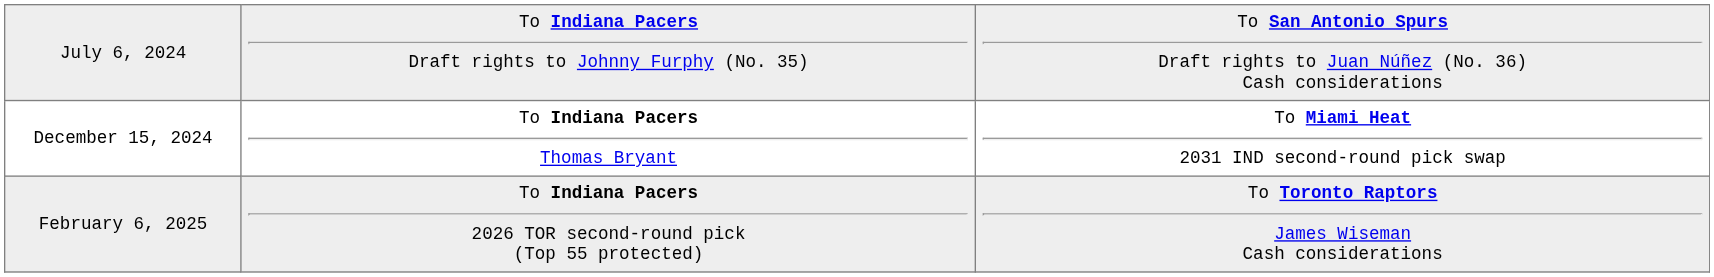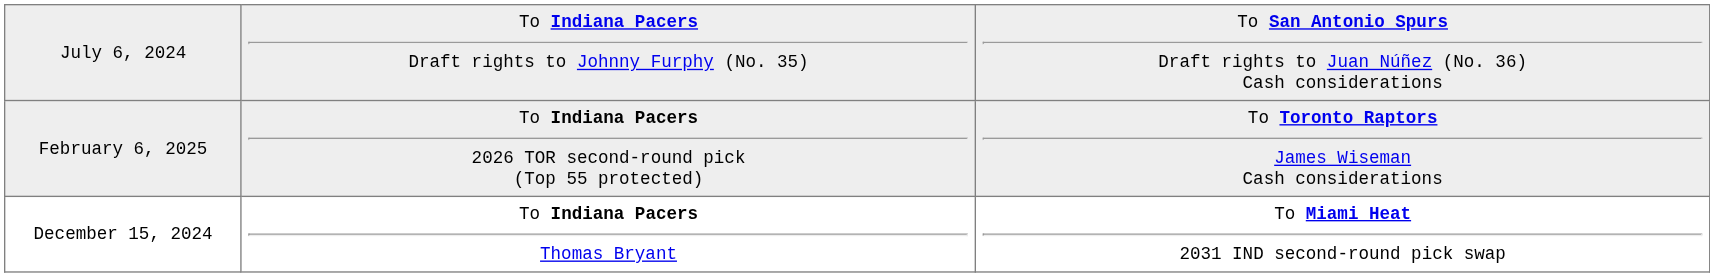rows swapped: (123, 138) <-> (123, 224)
